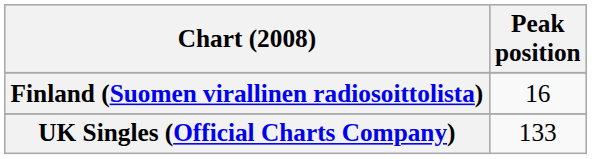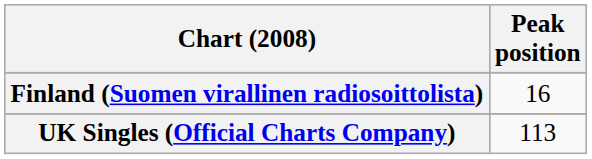(538, 133) 133 -> (538, 133) 113
